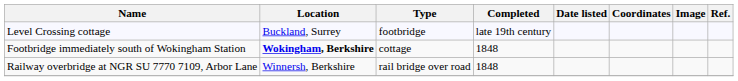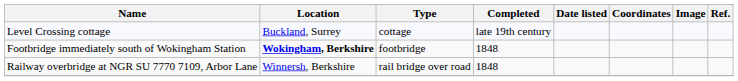(402, 31) footbridge -> (395, 31) cottage
(395, 48) cottage -> (402, 48) footbridge
